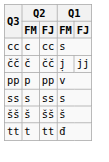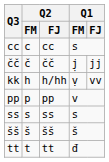+ row: (13, 81)
